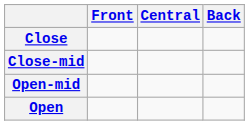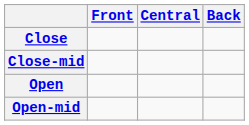rows swapped: (46, 85) <-> (46, 108)
